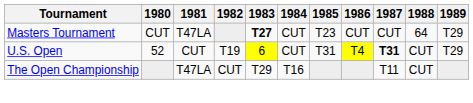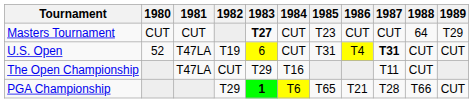(194, 33) T47LA -> (194, 33) CUT
(194, 51) CUT -> (194, 51) T47LA
(453, 51) T29 -> (453, 51) CUT
+ row: (59, 89)
